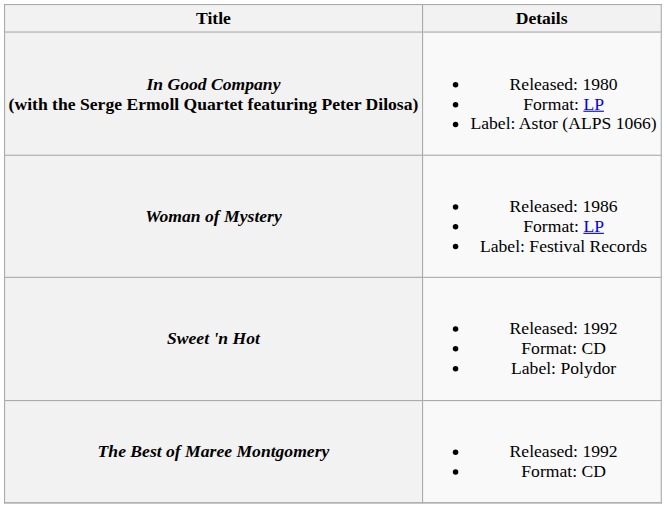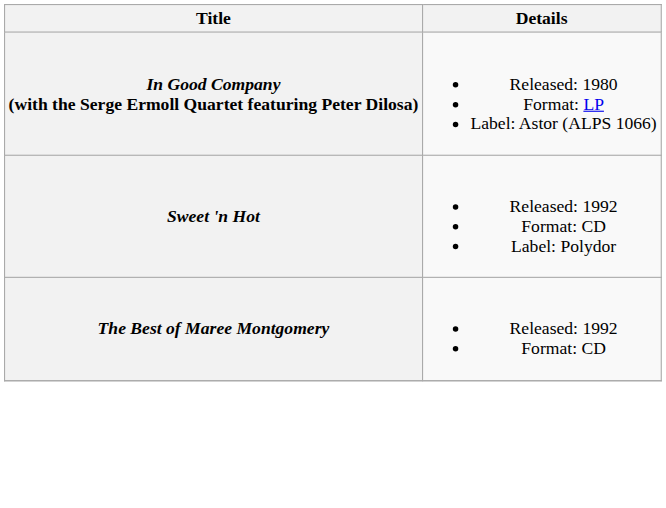- row: (213, 216)
